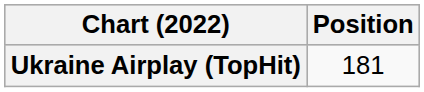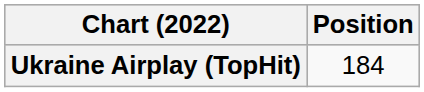(363, 65) 181 -> (363, 65) 184
